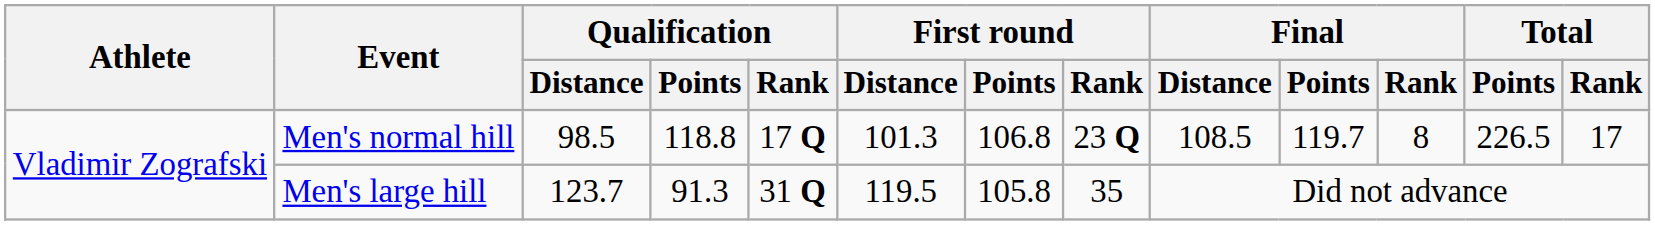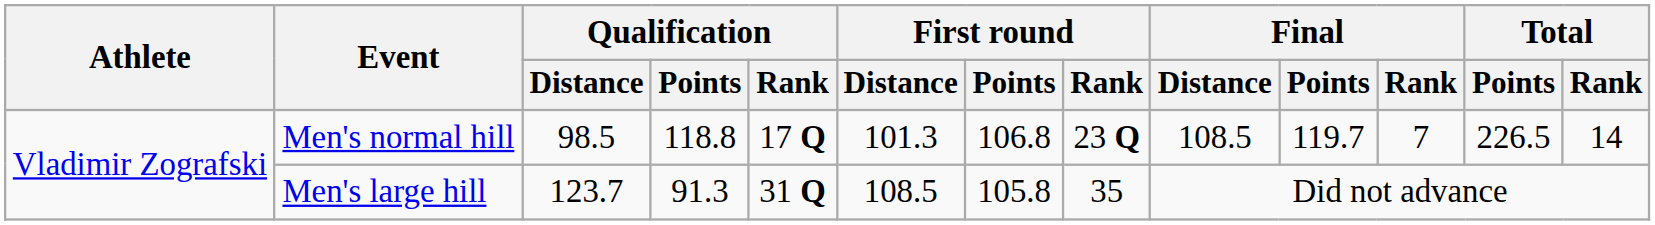(1421, 137) 8 -> (1421, 137) 7
(1606, 137) 17 -> (1606, 137) 14
(901, 191) 119.5 -> (901, 191) 108.5
